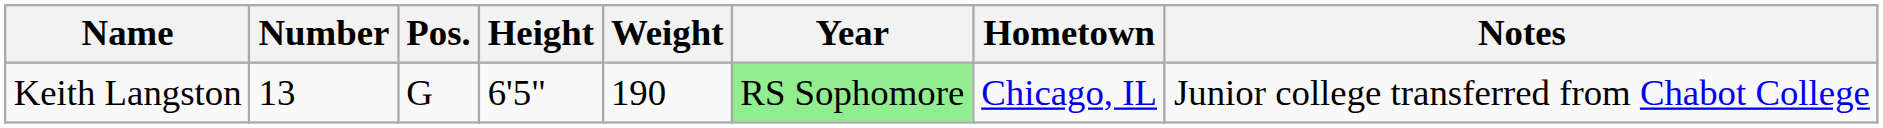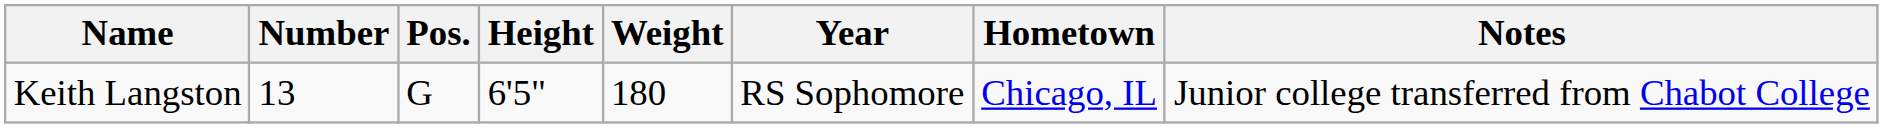(639, 92) 190 -> (639, 92) 180
(852, 92) lightgreen background -> (852, 92) no background
